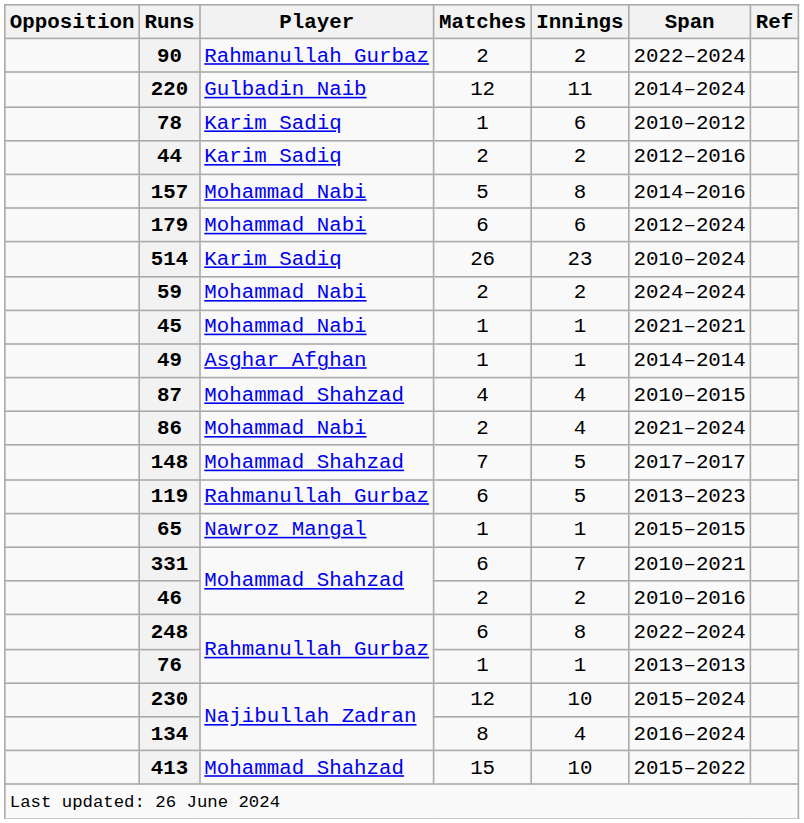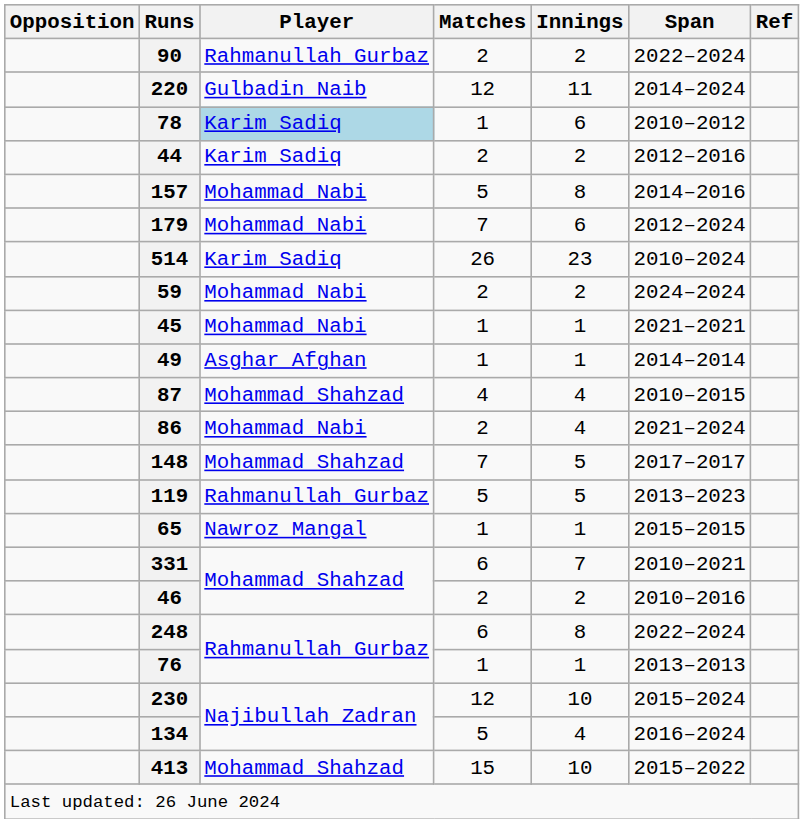(273, 123) no background -> (273, 123) lightblue background
(483, 225) 6 -> (483, 225) 7
(483, 496) 6 -> (483, 496) 5
(483, 734) 8 -> (483, 734) 5
